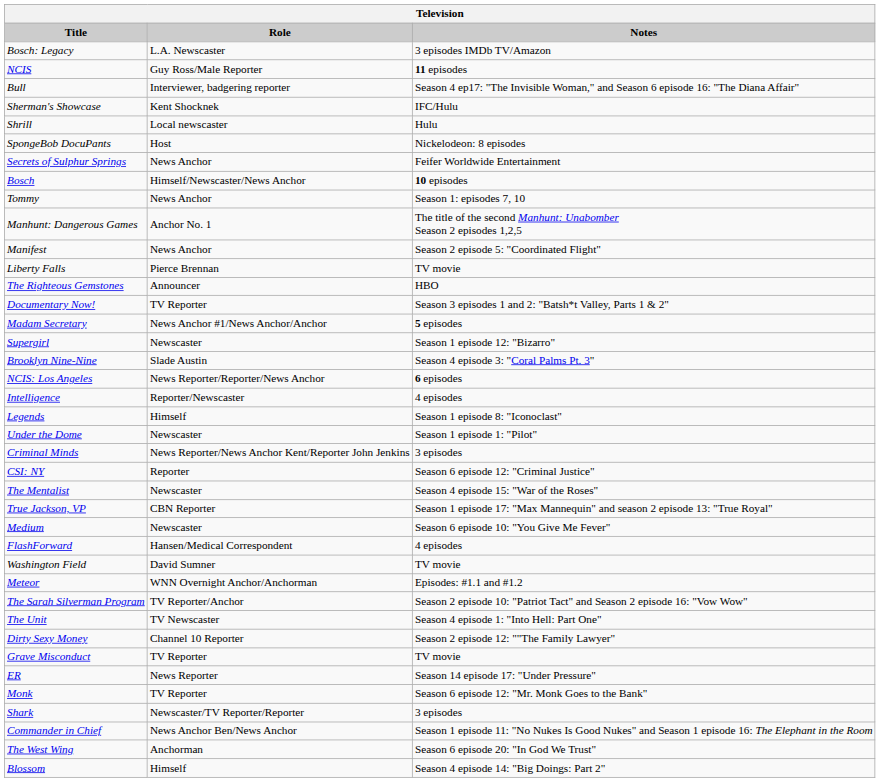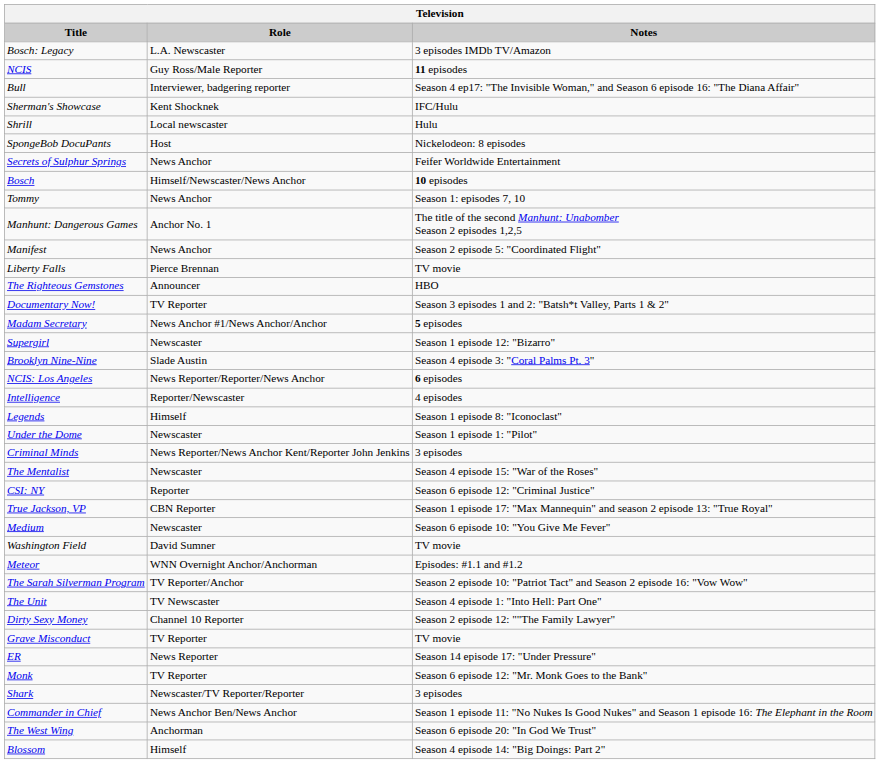rows swapped: (38, 490) <-> (26, 472)
- row: (40, 546)
